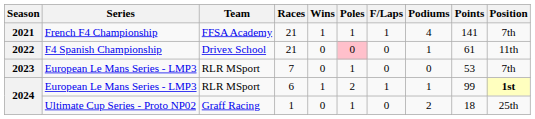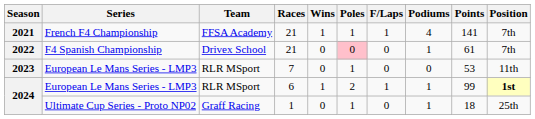(509, 50) 11th -> (509, 50) 7th
(509, 68) 7th -> (509, 68) 11th
(429, 105) 2 -> (429, 105) 1
